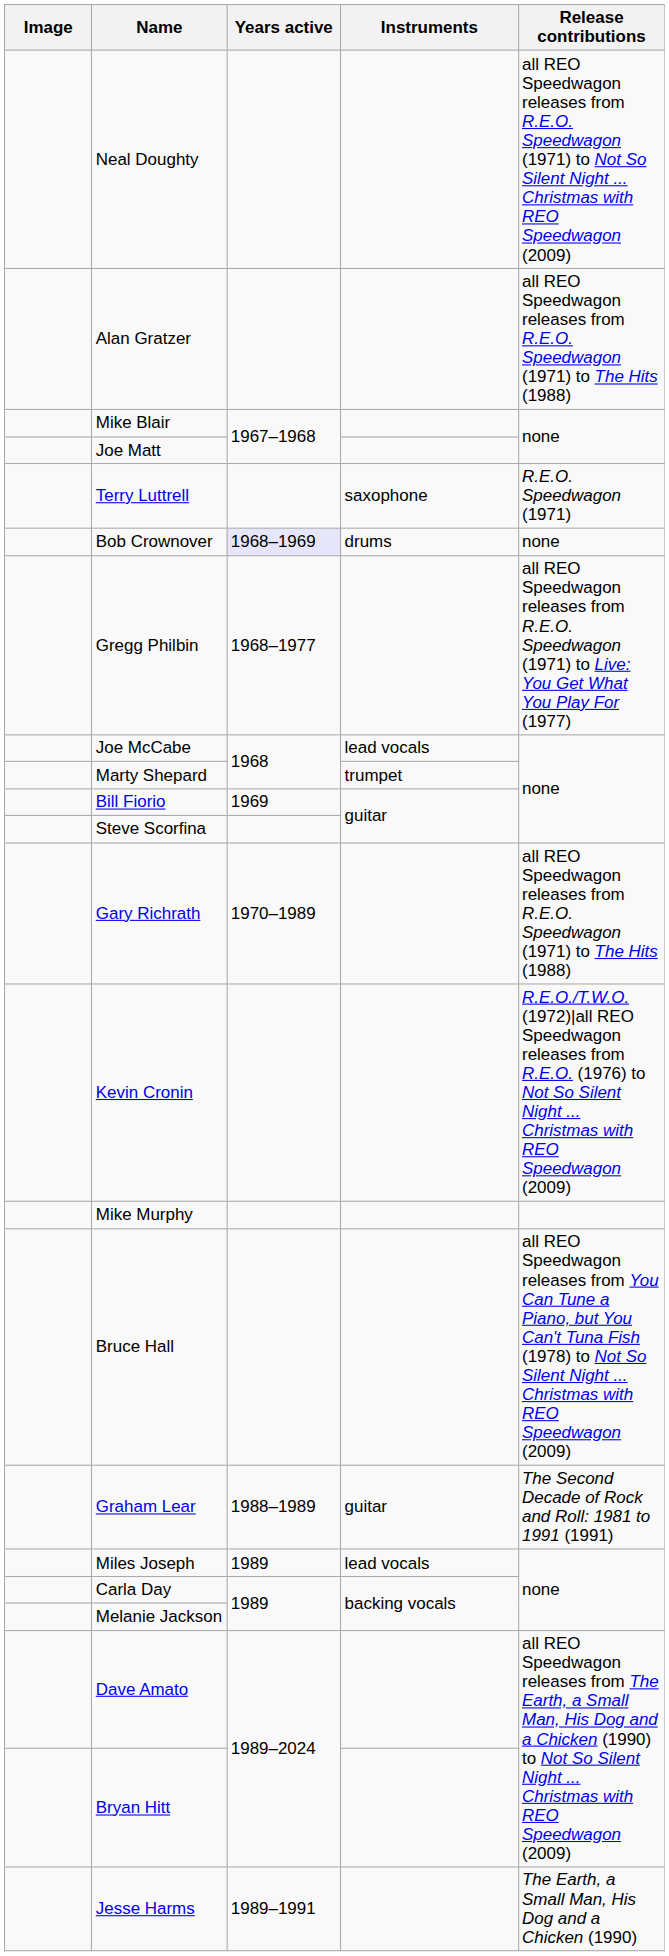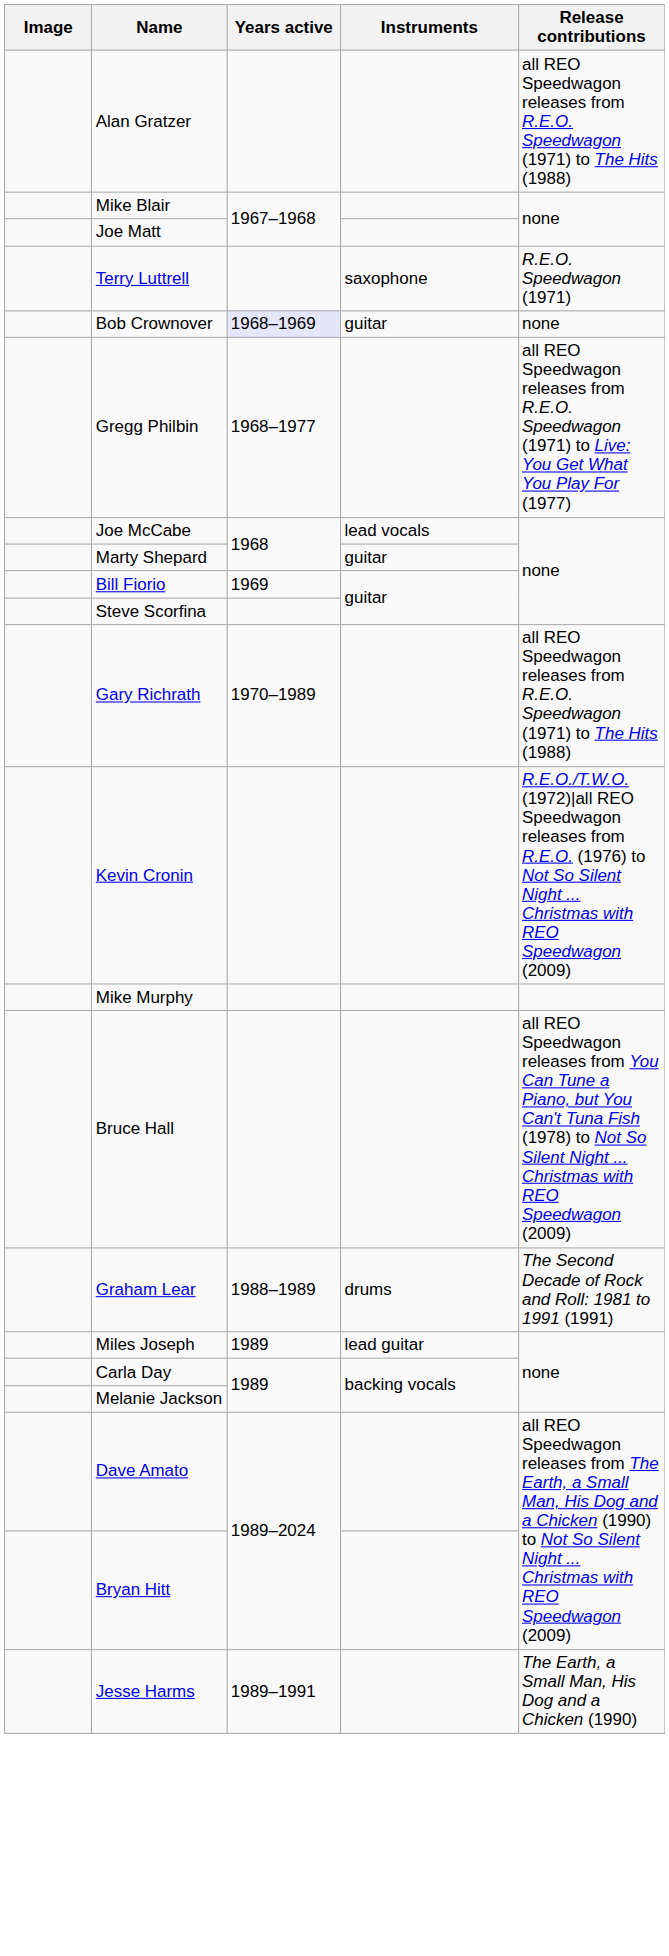- row: (147, 159)
(368, 541) drums -> (366, 324) guitar
(373, 775) trumpet -> (366, 557) guitar
(366, 1507) guitar -> (368, 1289) drums
(387, 1562) lead vocals -> (384, 1345) lead guitar
